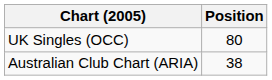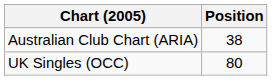rows swapped: (103, 63) <-> (68, 39)
